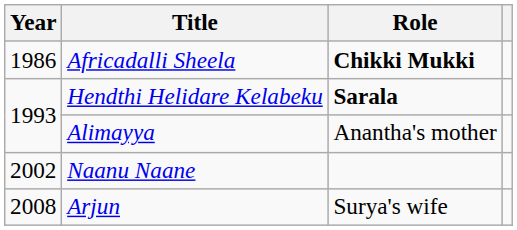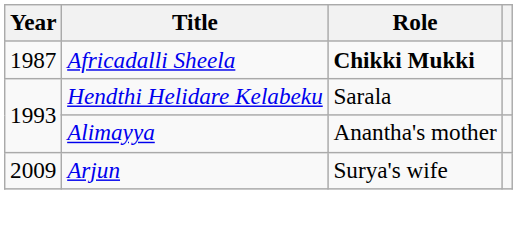(33, 59) 1986 -> (33, 59) 1987
(366, 96) bold -> (362, 96) normal
- row: (131, 170)
(33, 206) 2008 -> (33, 170) 2009
